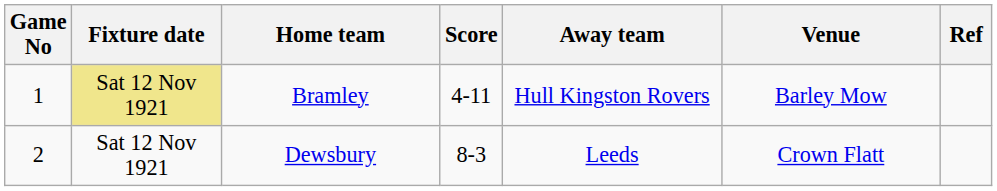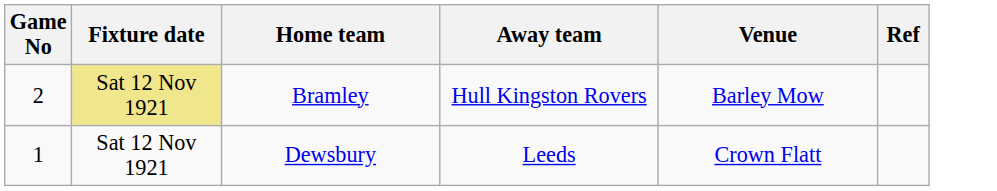- column: (471, 34)
(38, 94) 1 -> (38, 94) 2
(38, 155) 2 -> (38, 155) 1
